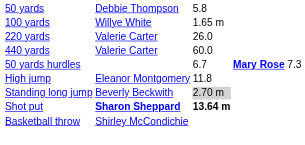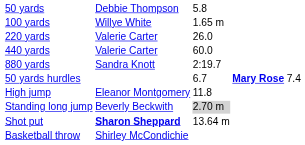+ row: (27, 65)
(294, 65) 7.3 -> (294, 79) 7.4
(212, 107) bold -> (211, 121) normal
